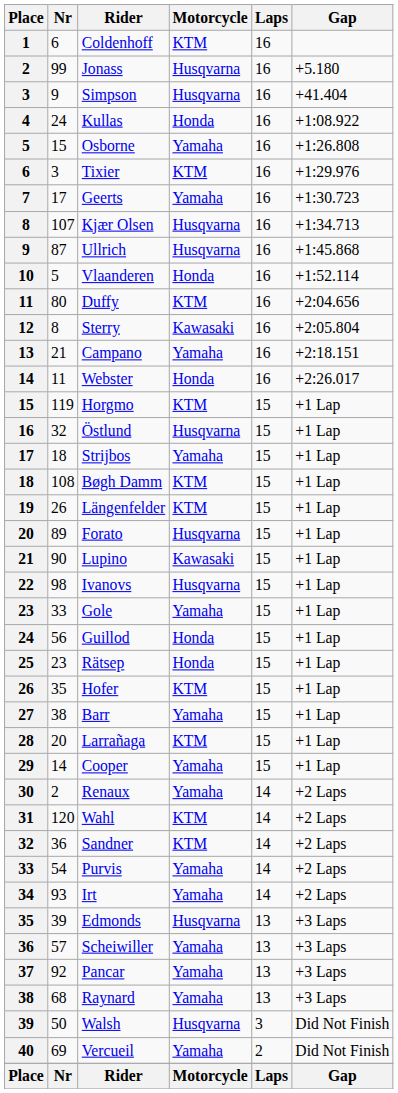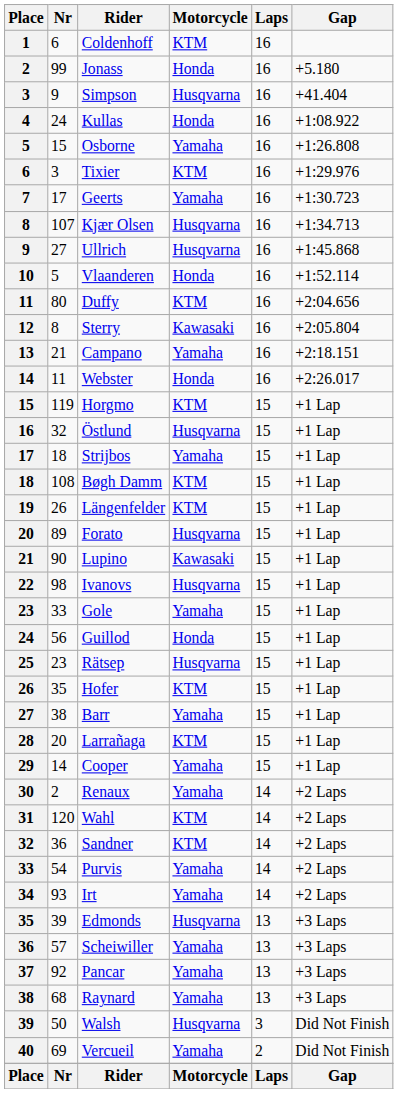(206, 69) Husqvarna -> (193, 69) Honda
(59, 249) 87 -> (59, 249) 27
(193, 662) Honda -> (206, 662) Husqvarna
